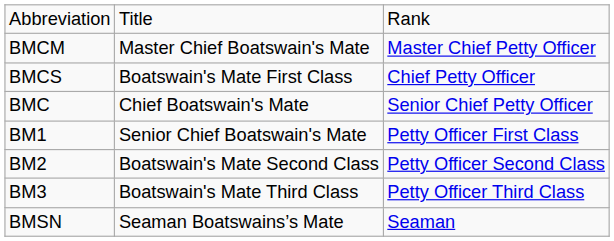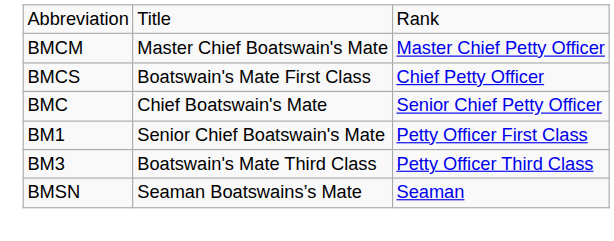- row: (28, 163)
